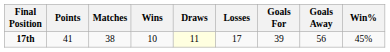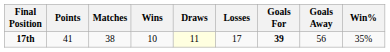(279, 39) normal -> (279, 39) bold
(363, 39) 45% -> (363, 39) 35%
